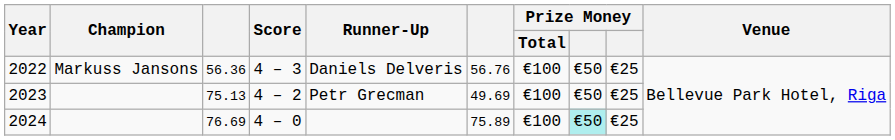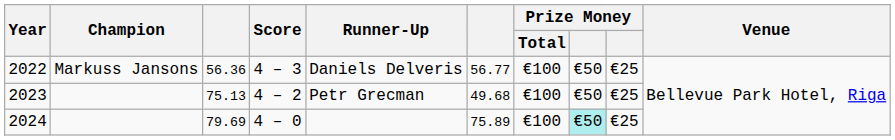(490, 70) 56.76 -> (490, 70) 56.77
(490, 96) 49.69 -> (490, 96) 49.68
(226, 123) 76.69 -> (226, 123) 79.69
